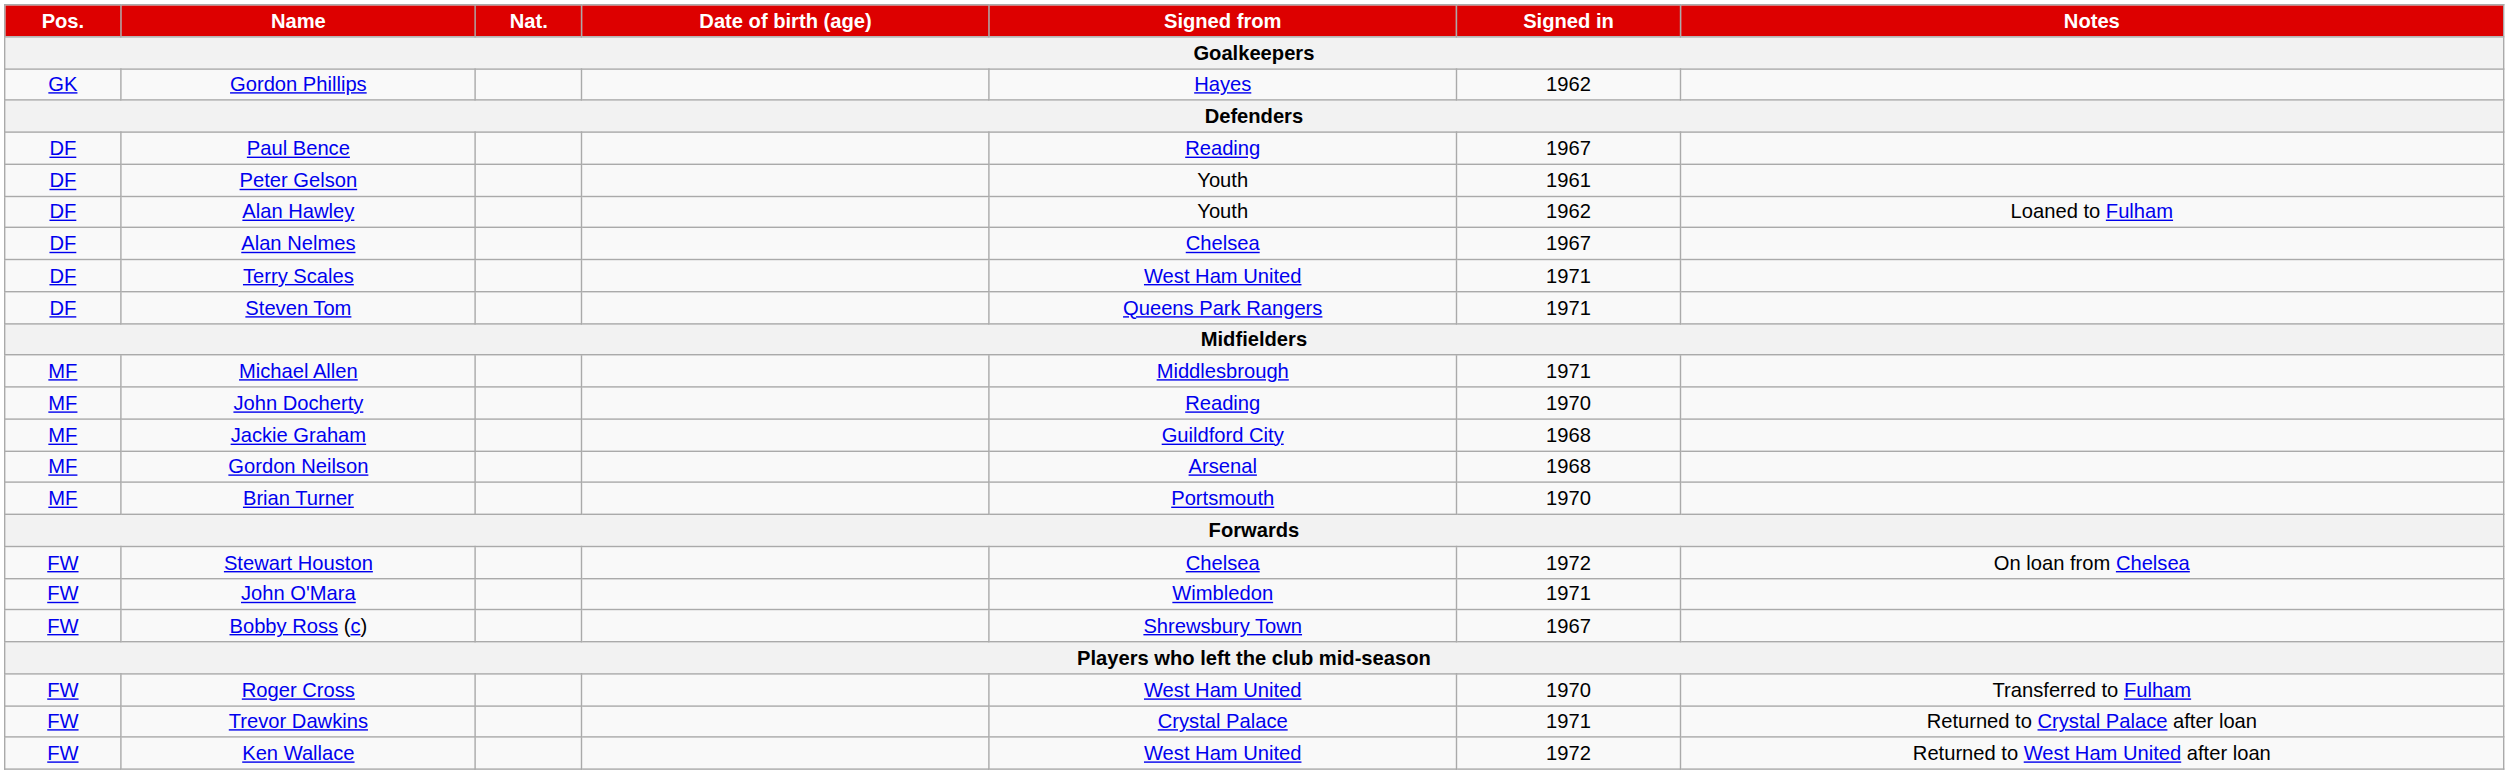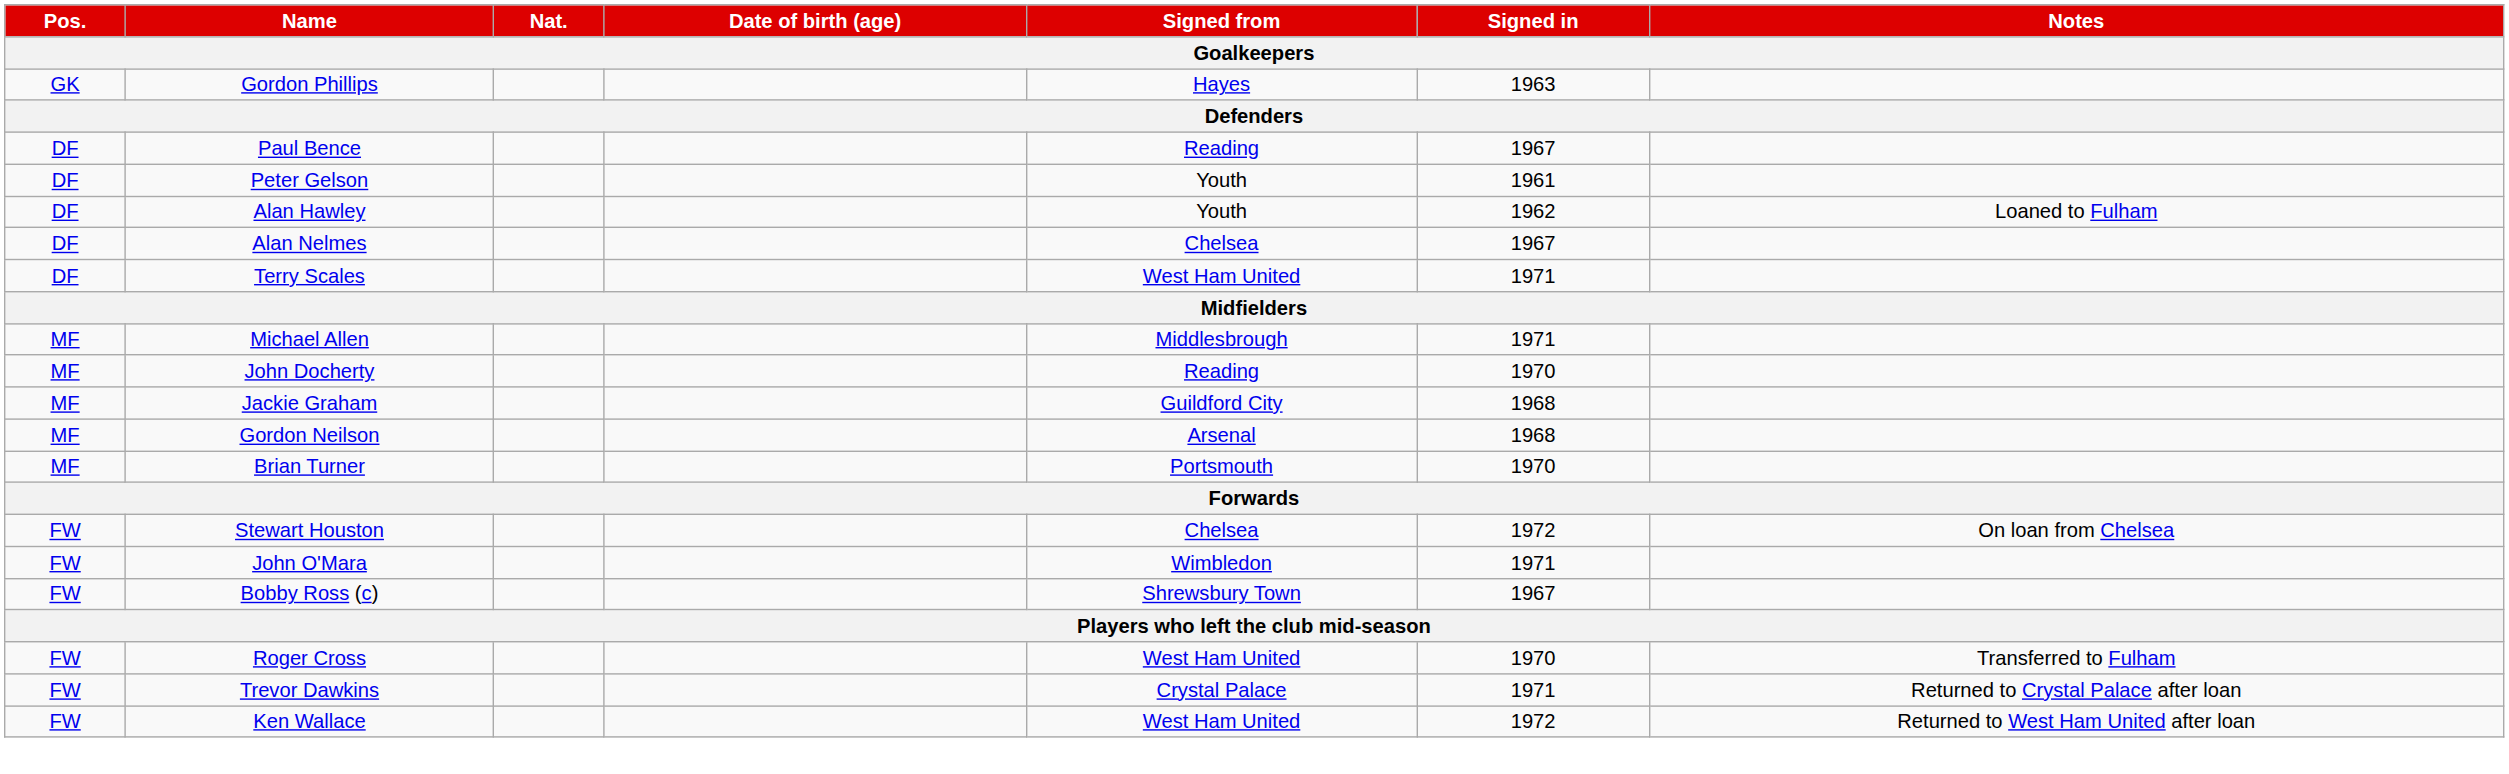(1568, 85) 1962 -> (1533, 85) 1963
- row: (298, 308)
